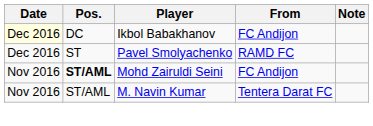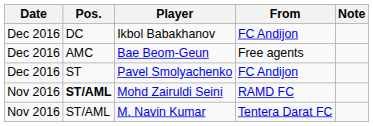(34, 33) lightyellow background -> (34, 33) no background
+ row: (163, 53)
(266, 53) RAMD FC -> (268, 72) FC Andijon
(268, 72) FC Andijon -> (266, 92) RAMD FC
